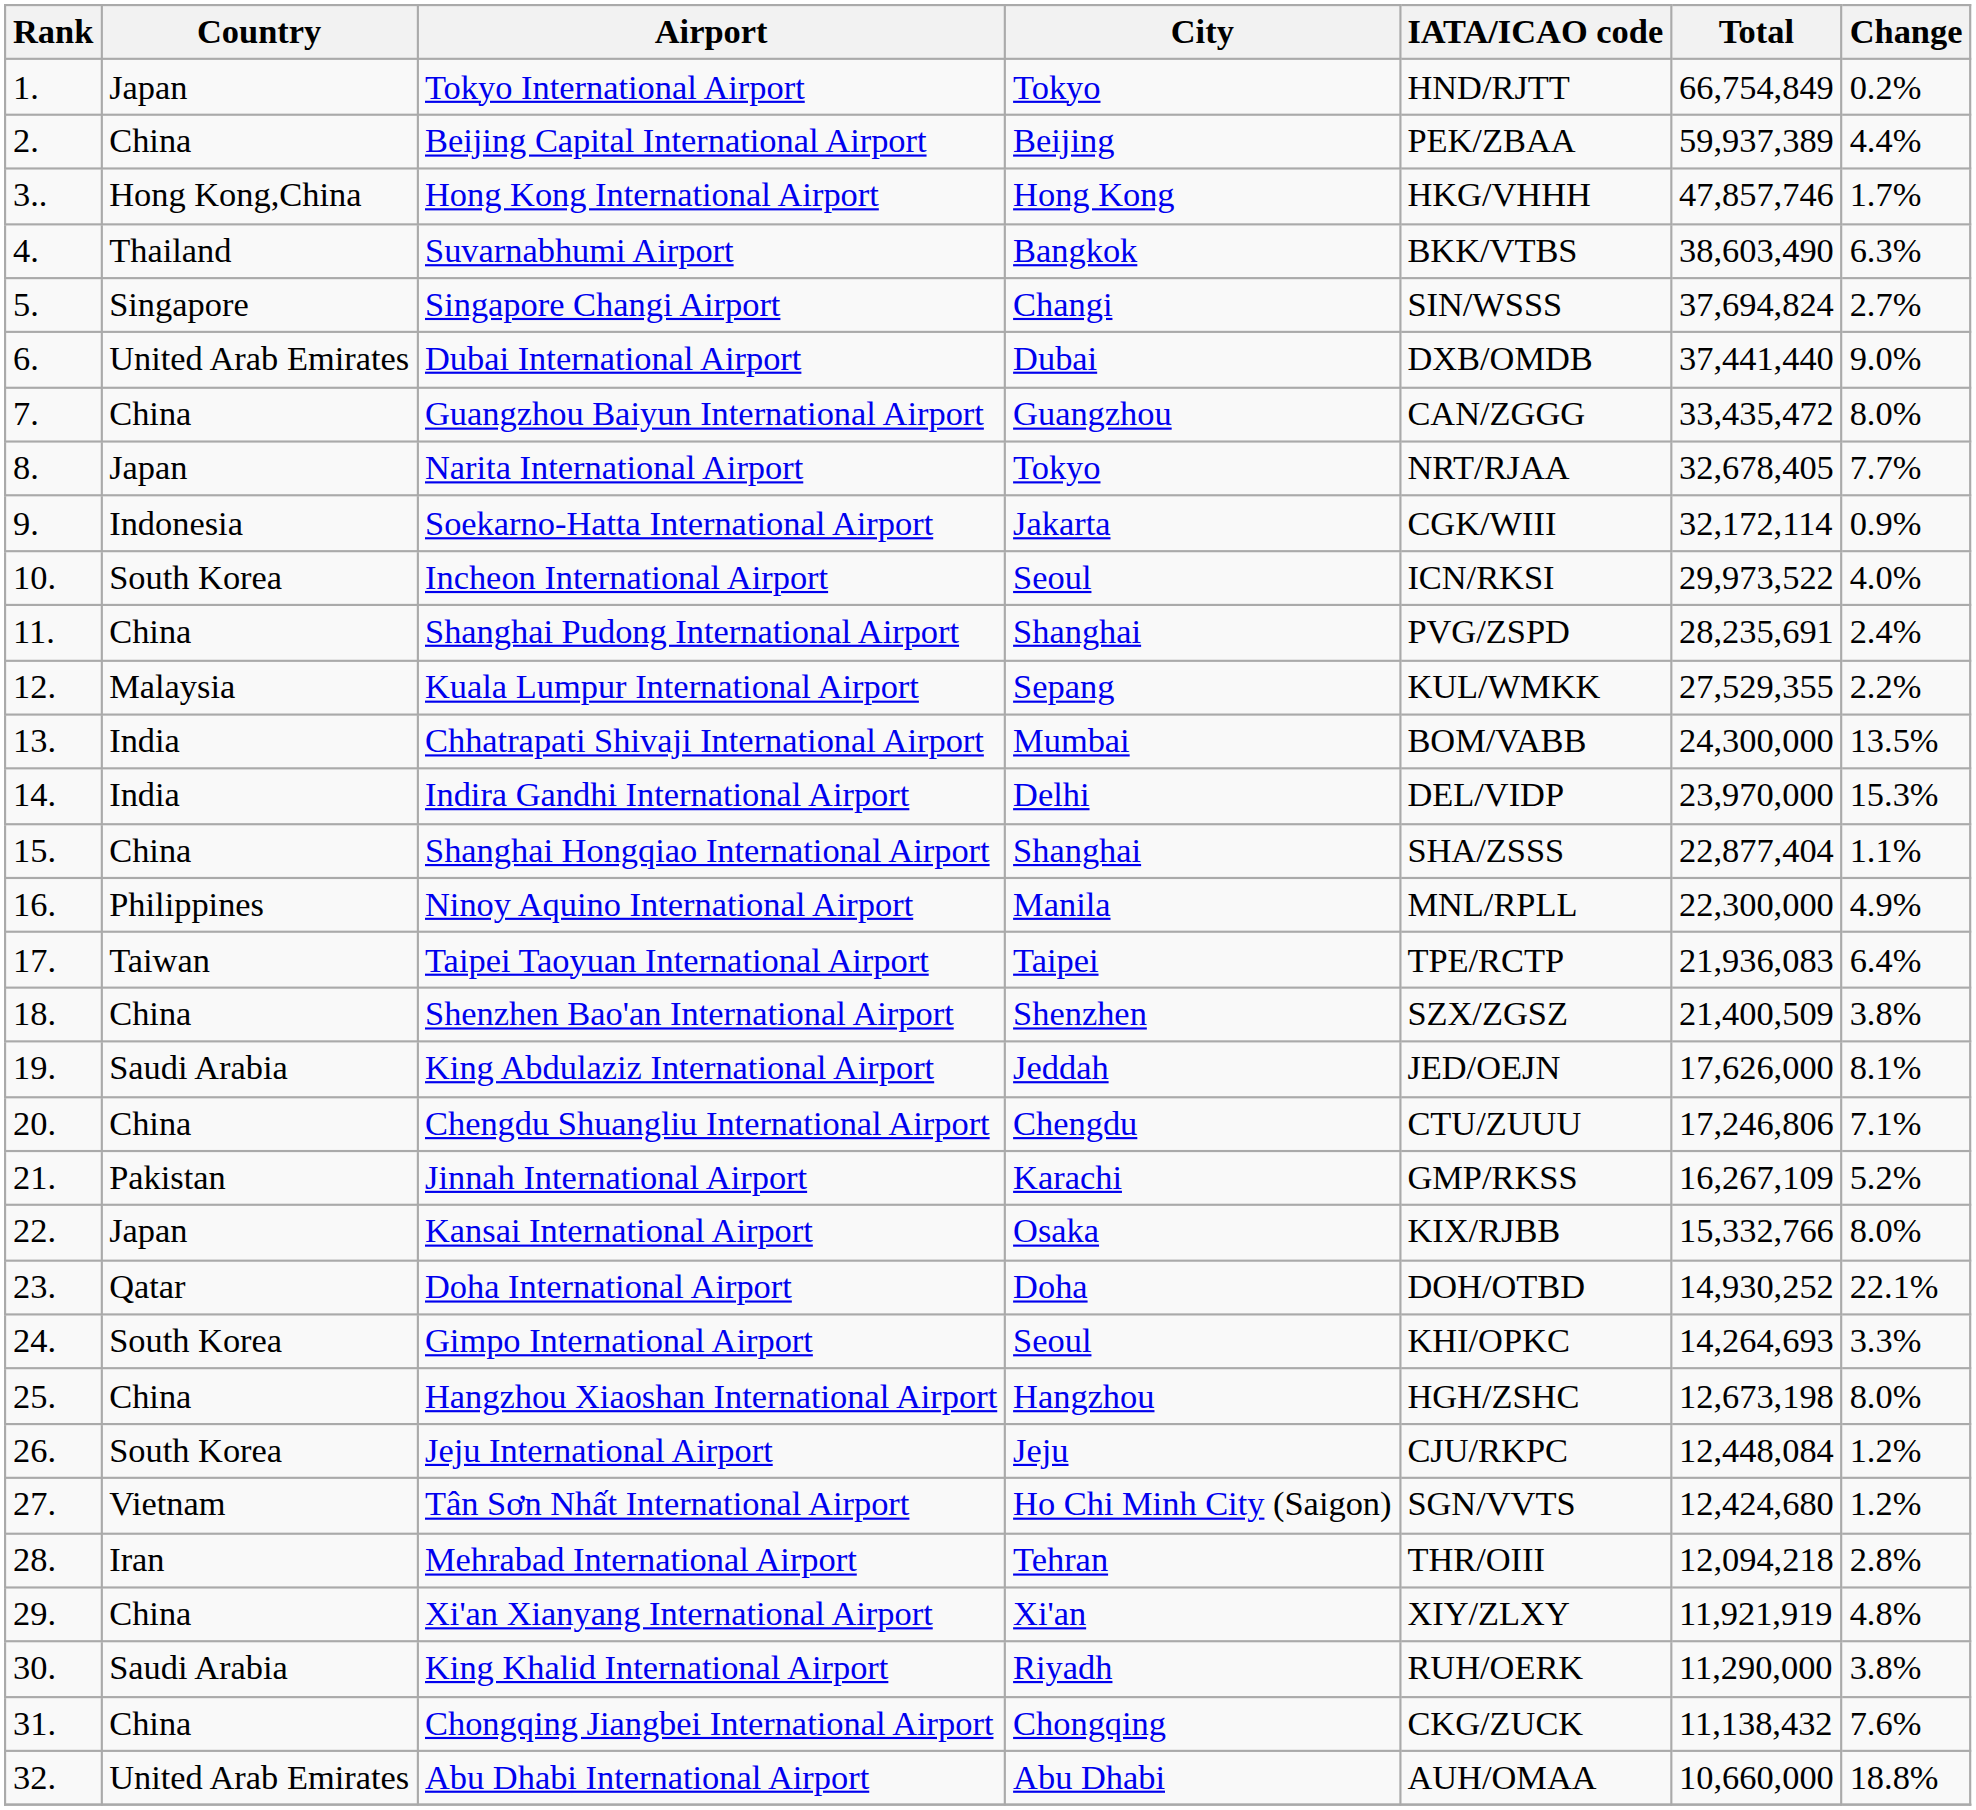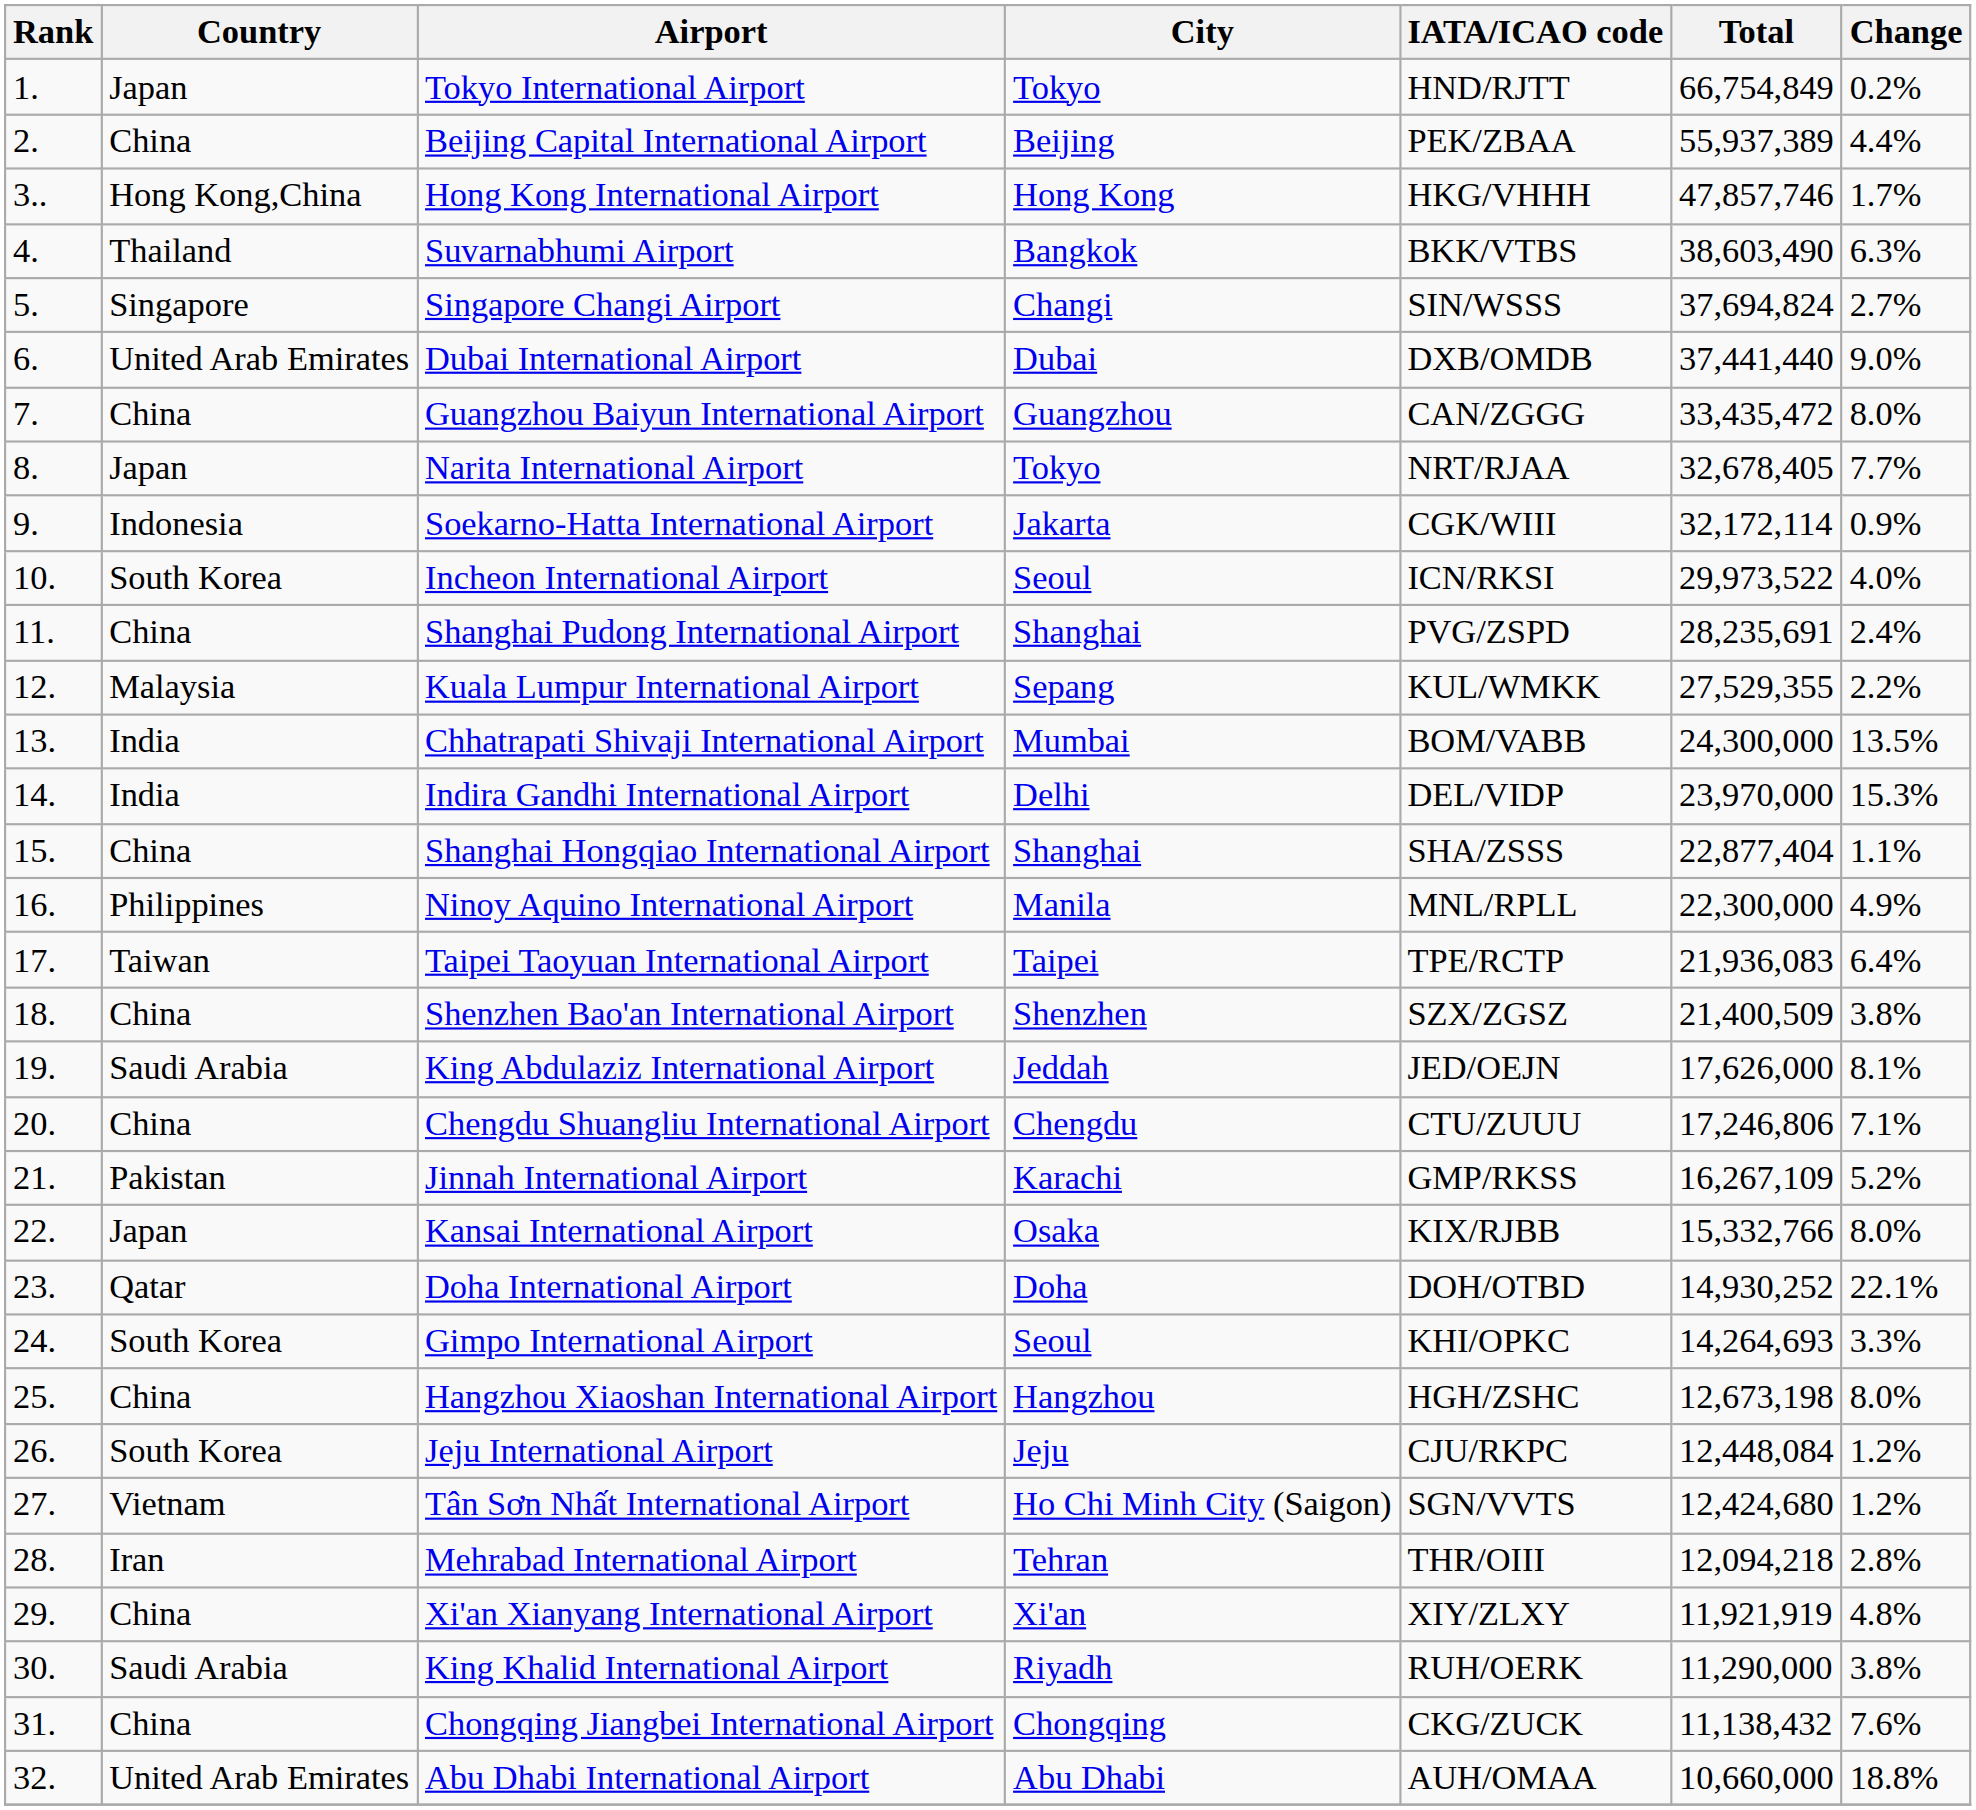(1756, 140) 59,937,389 -> (1756, 140) 55,937,389
